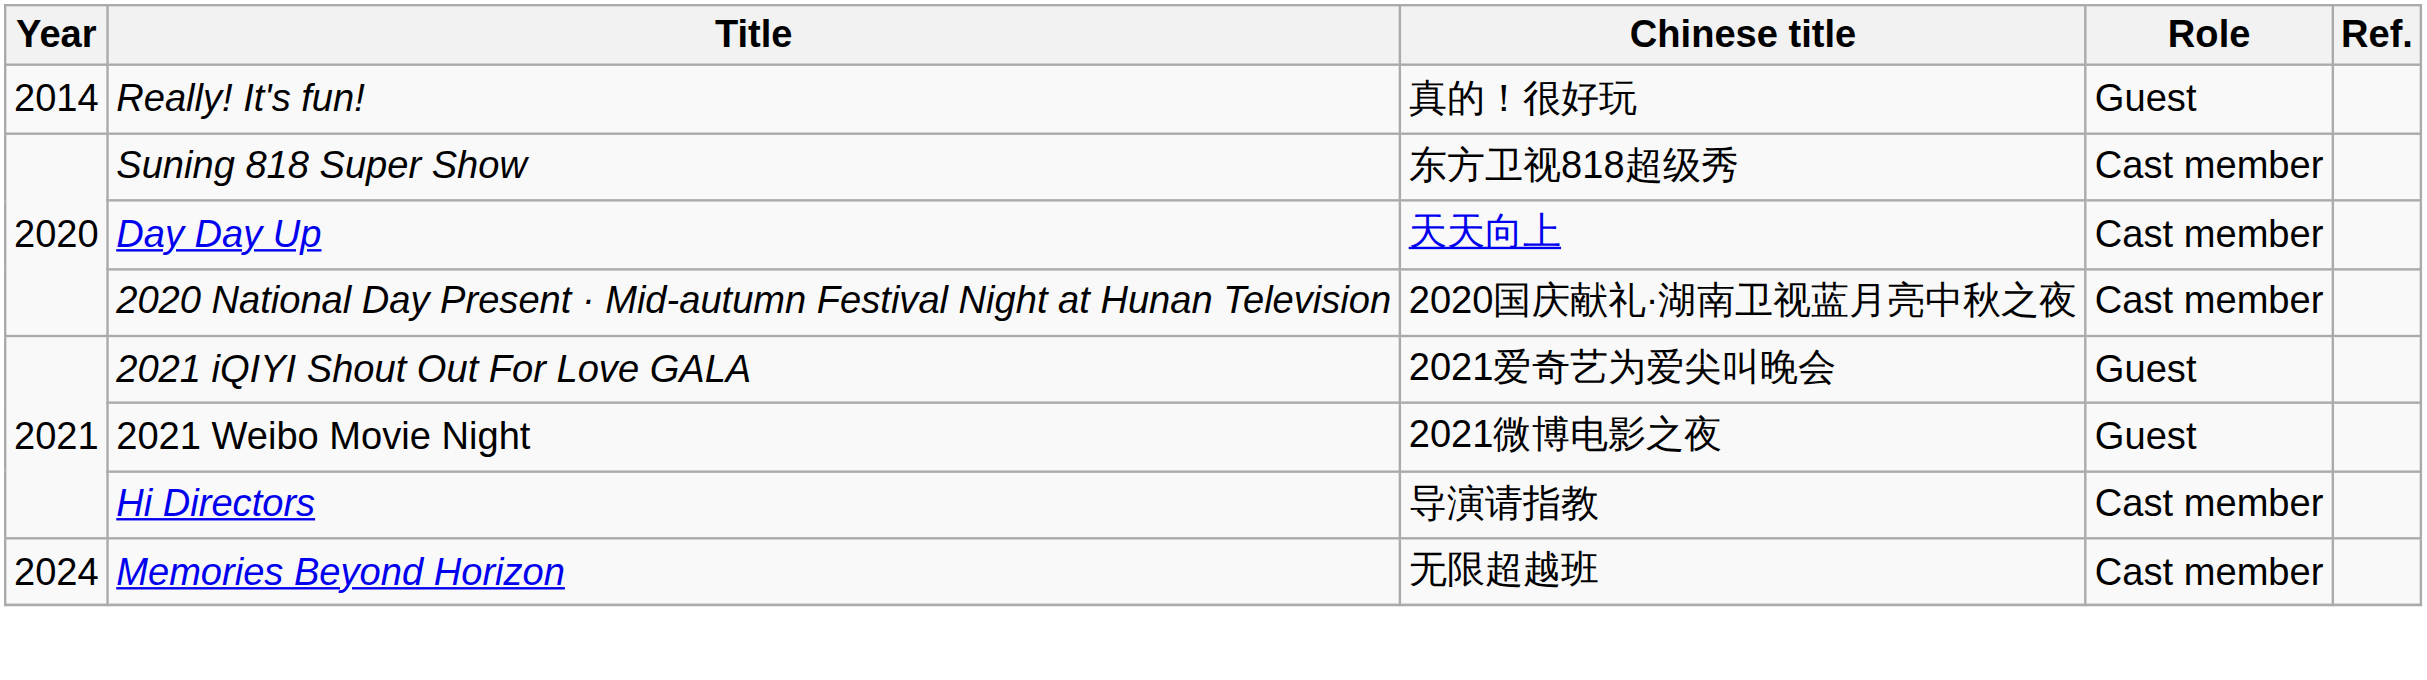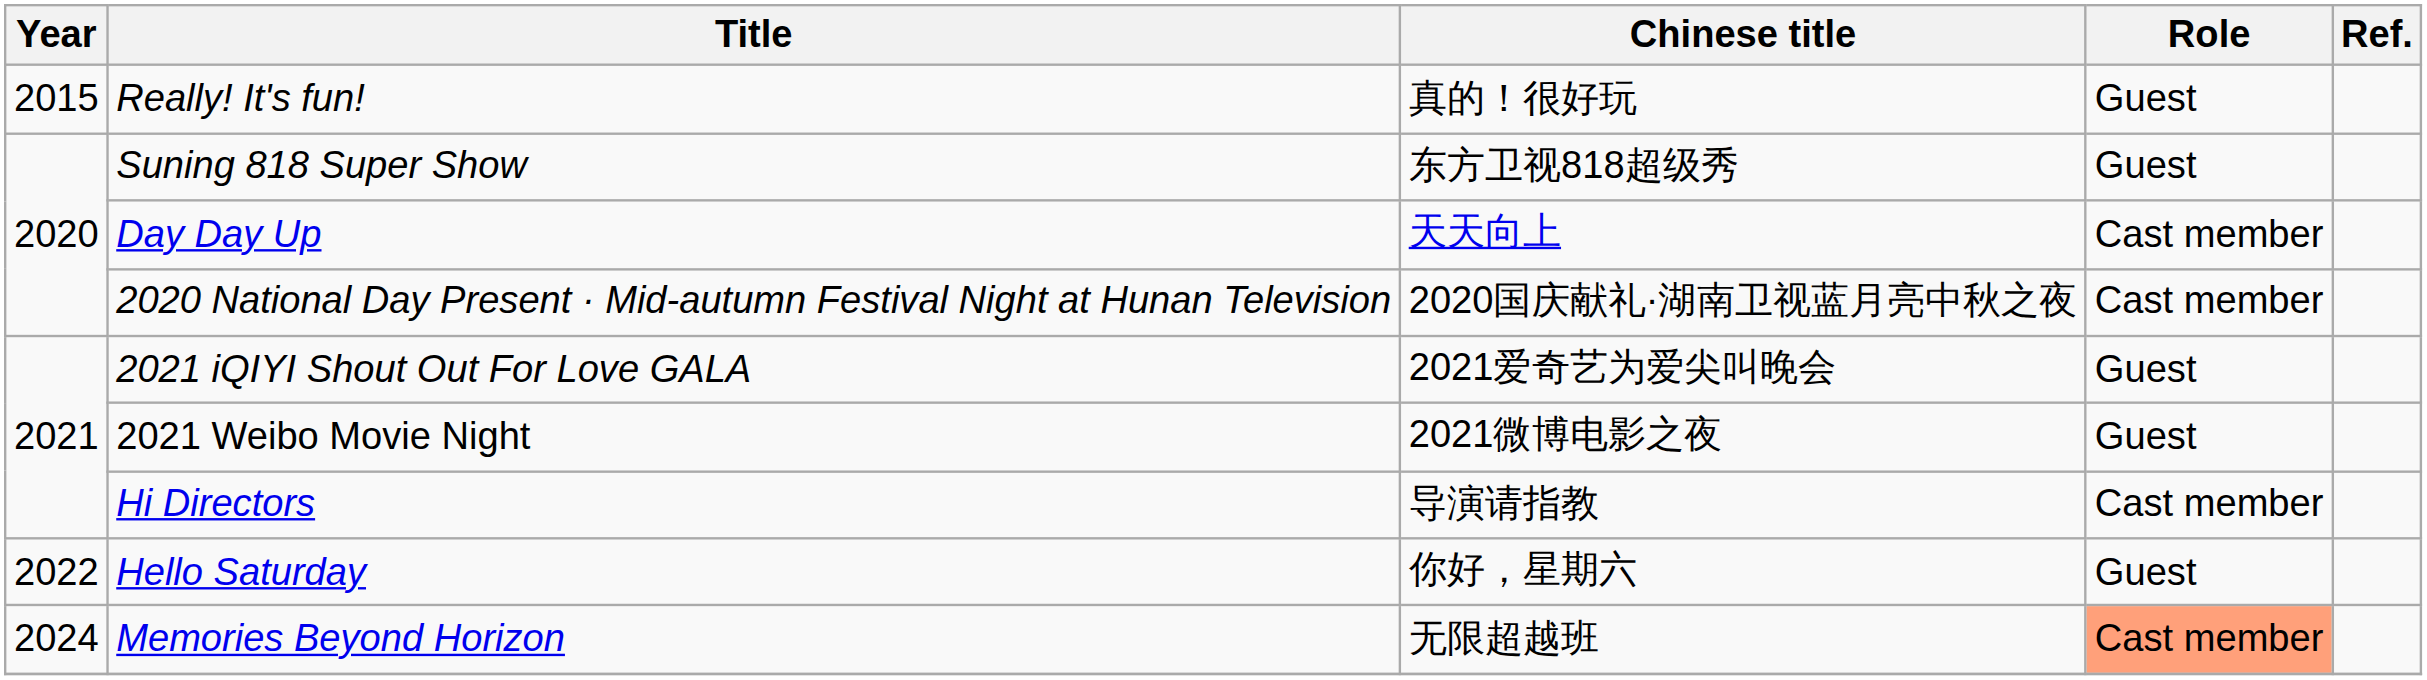(56, 98) 2014 -> (56, 98) 2015
(2209, 166) Cast member -> (2146, 166) Guest
+ row: (241, 571)
(2209, 571) no background -> (2209, 638) lightsalmon background
